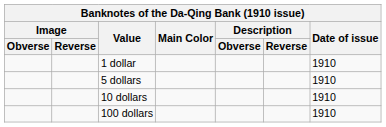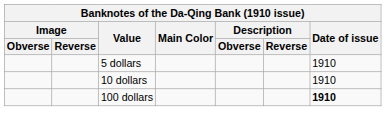- row: (118, 64)
(324, 114) normal -> (324, 97) bold
